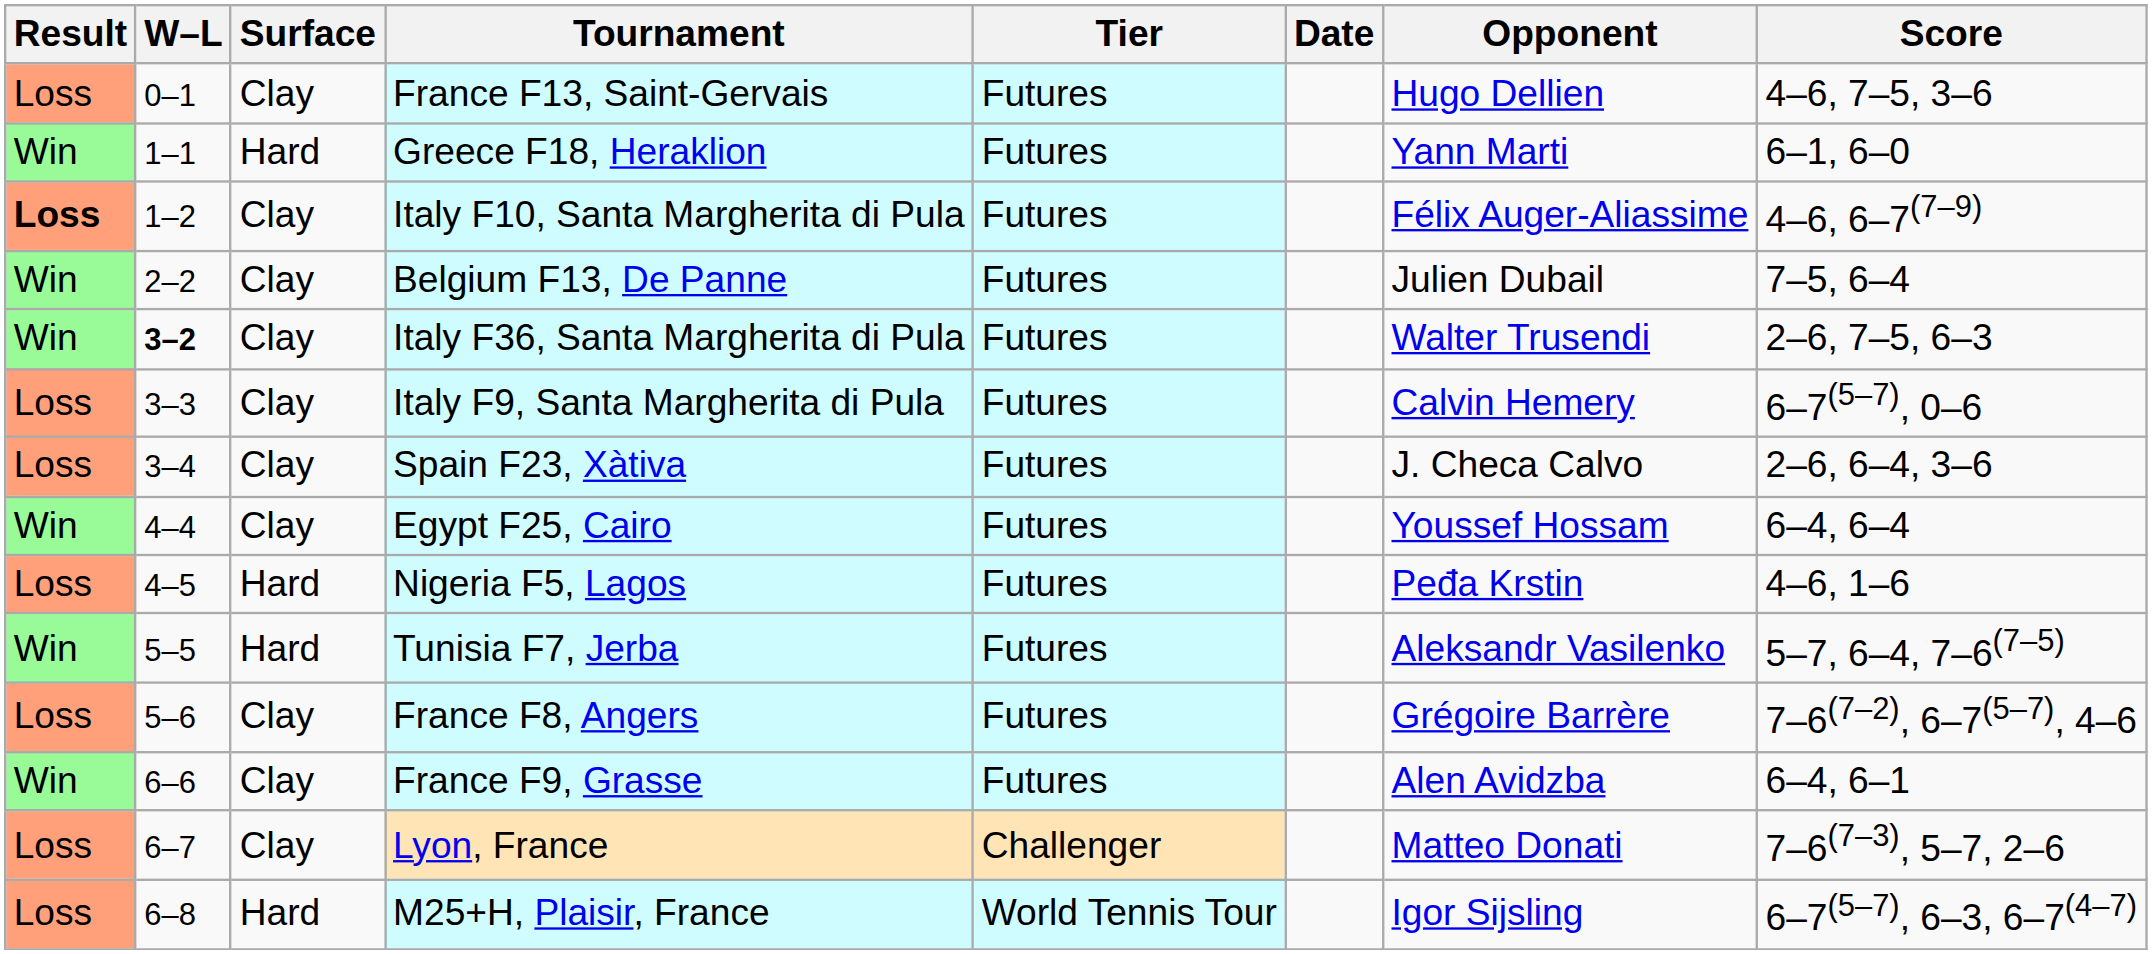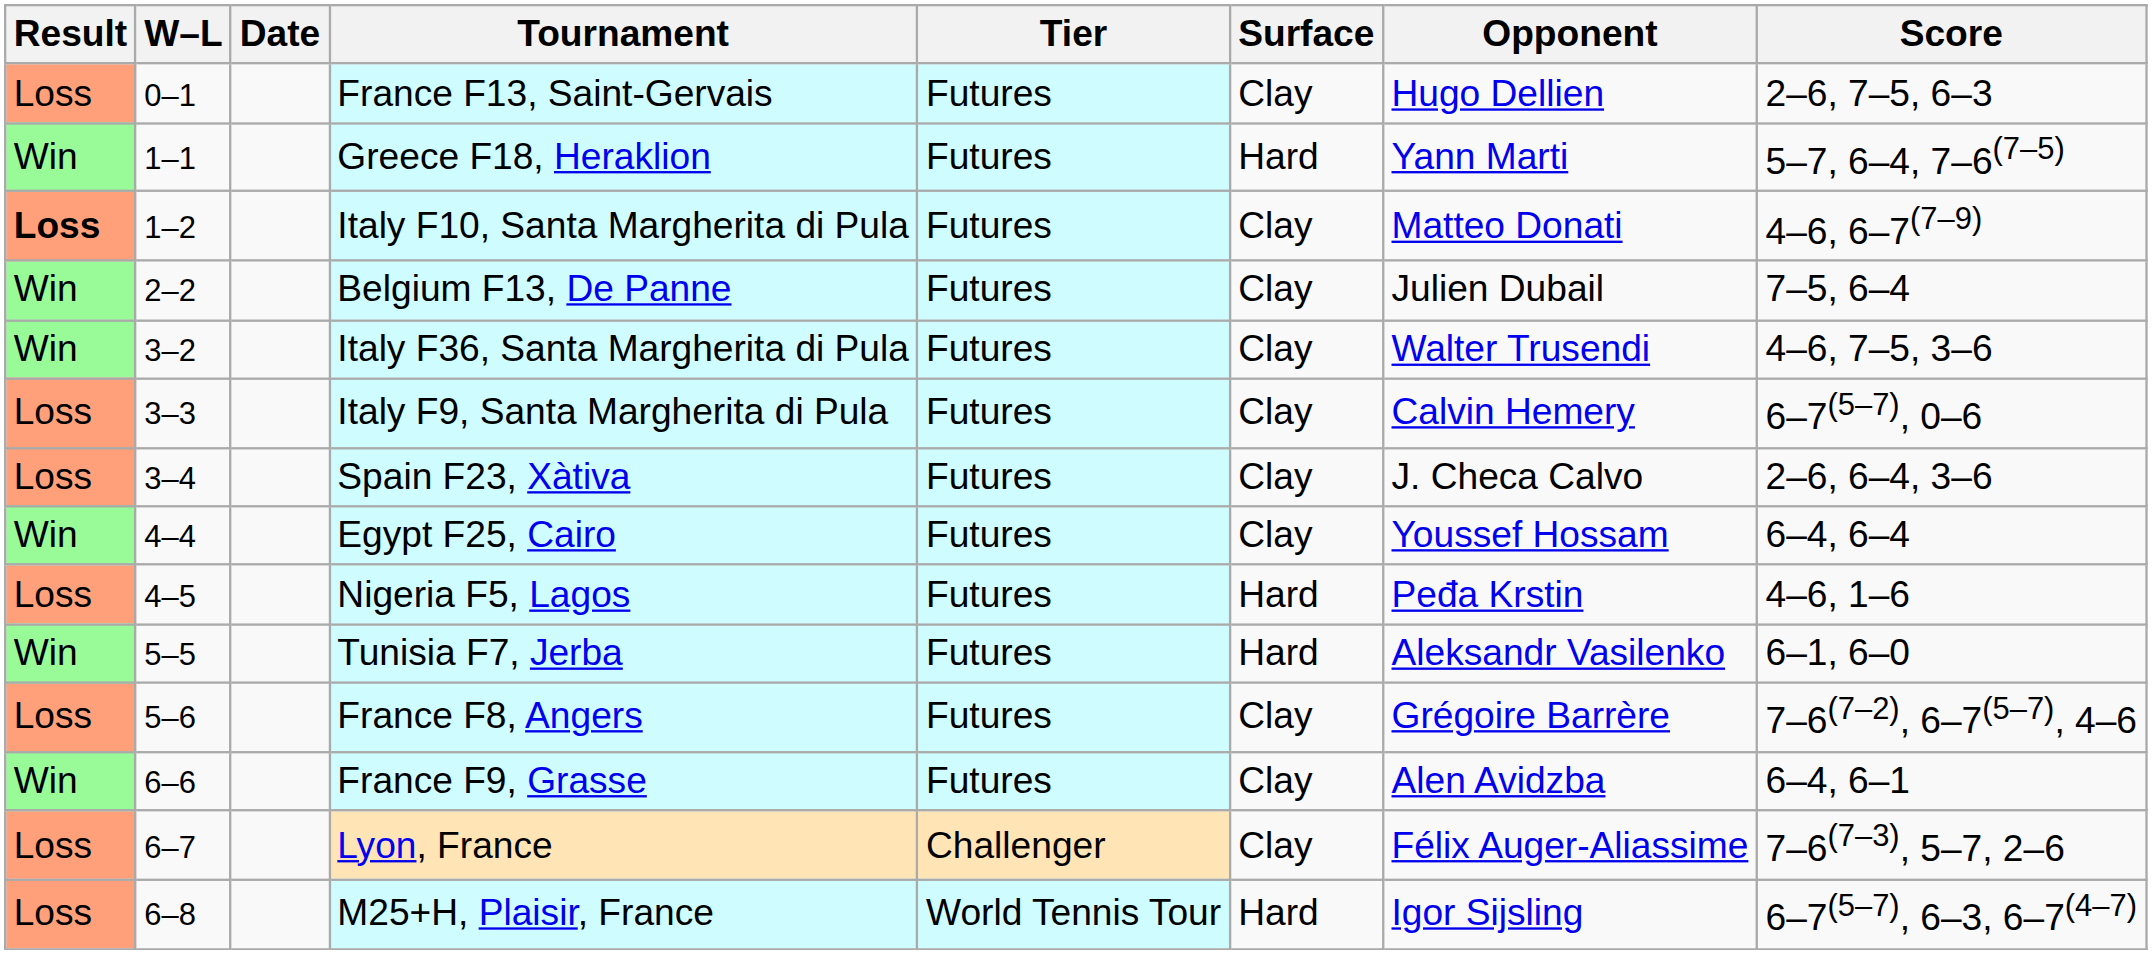columns swapped: (1334, 33) <-> (308, 33)
(1879, 92) 4–6, 7–5, 3–6 -> (1879, 92) 2–6, 7–5, 6–3
(1838, 151) 6–1, 6–0 -> (1915, 156) 5–7, 6–4, 7–6(7–5)
(1570, 215) Félix Auger-Aliassime -> (1507, 225) Matteo Donati
(170, 338) bold -> (170, 350) normal
(1879, 338) 2–6, 7–5, 6–3 -> (1879, 348) 4–6, 7–5, 3–6
(1915, 647) 5–7, 6–4, 7–6(7–5) -> (1838, 652) 6–1, 6–0
(1507, 844) Matteo Donati -> (1570, 844) Félix Auger-Aliassime
